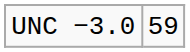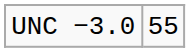(163, 26) 59 -> (163, 26) 55
